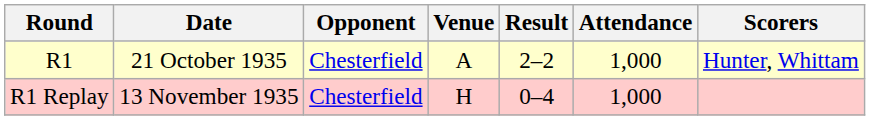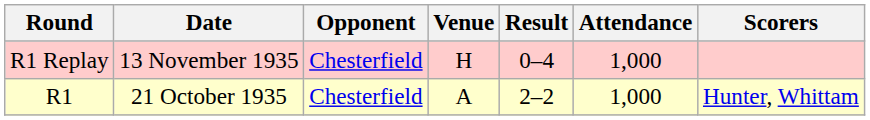rows swapped: (59, 59) <-> (59, 96)
